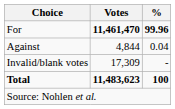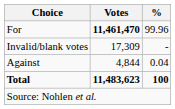(157, 29) bold -> (157, 29) normal
rows swapped: (23, 46) <-> (47, 63)
